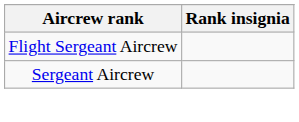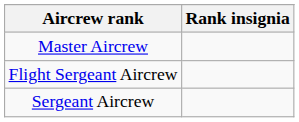+ row: (93, 46)
